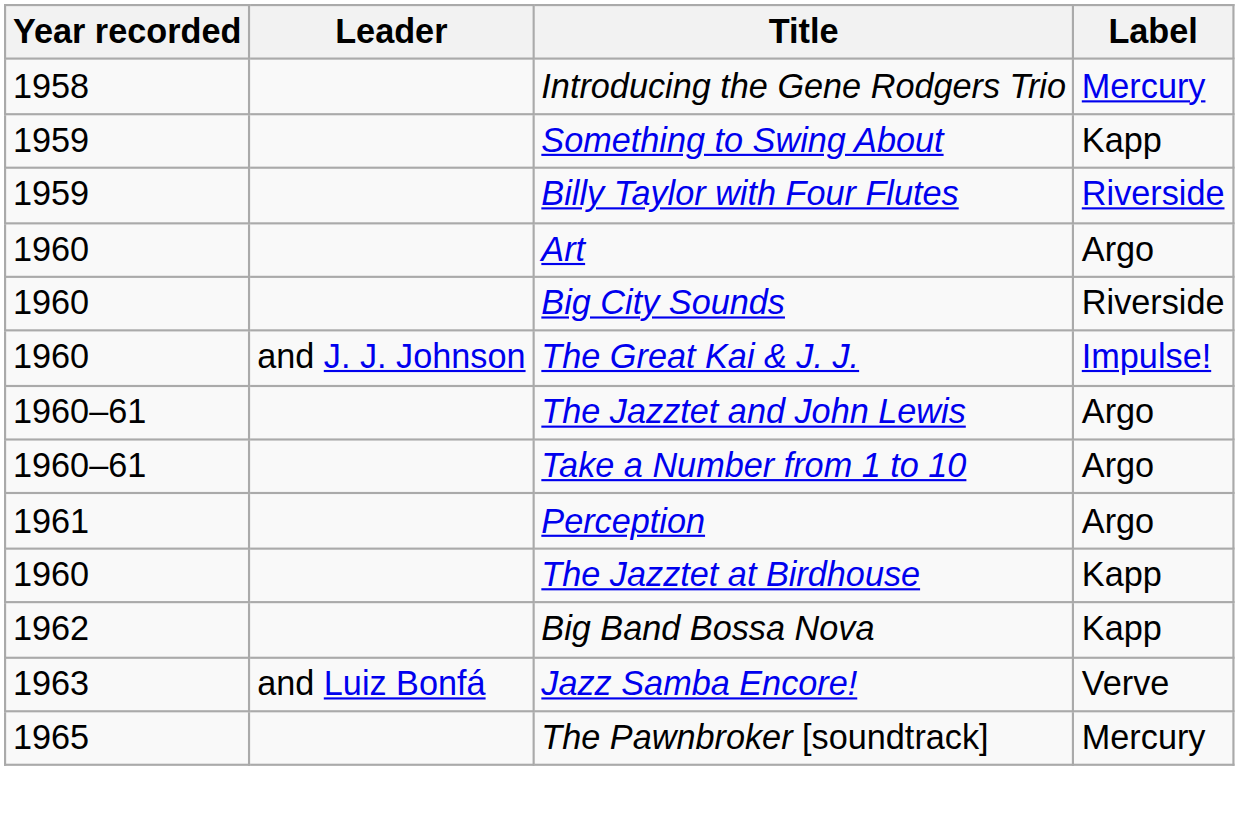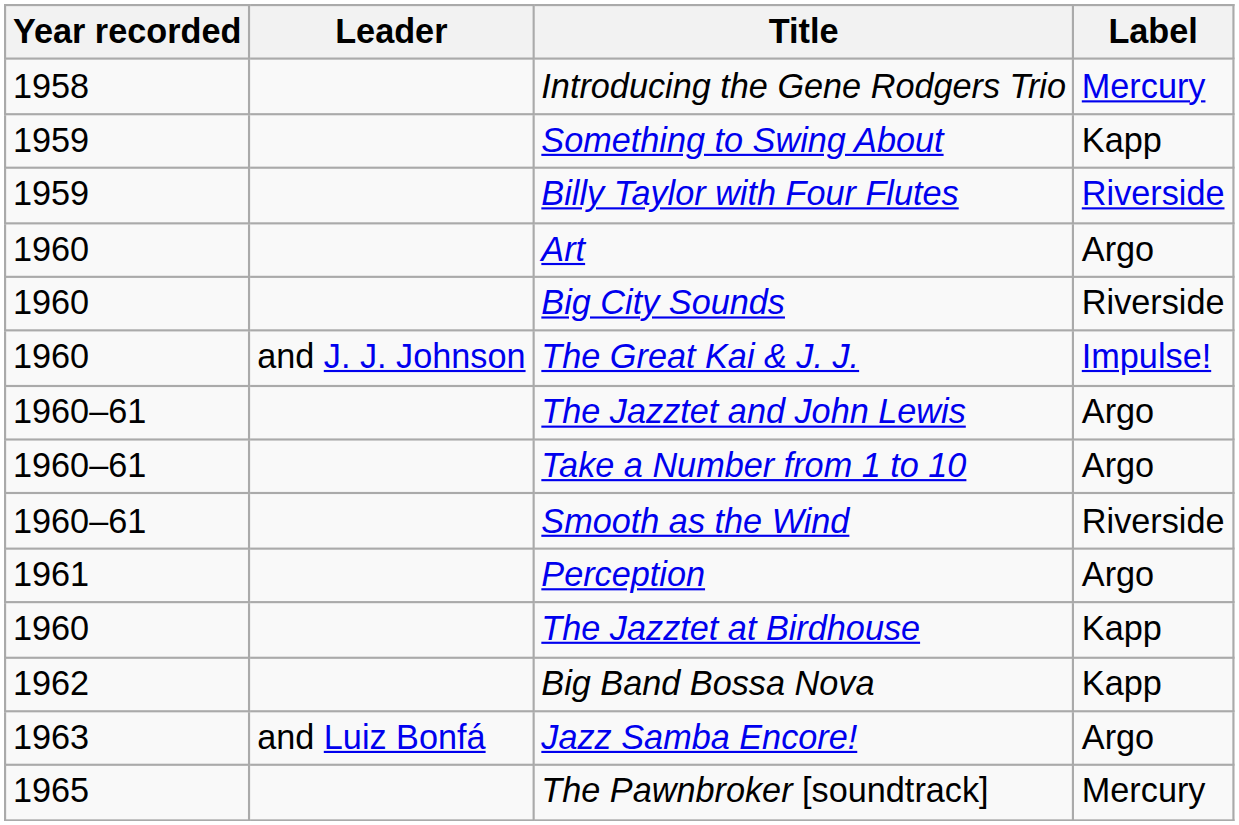+ row: (695, 520)
(1126, 683) Verve -> (1118, 737) Argo
